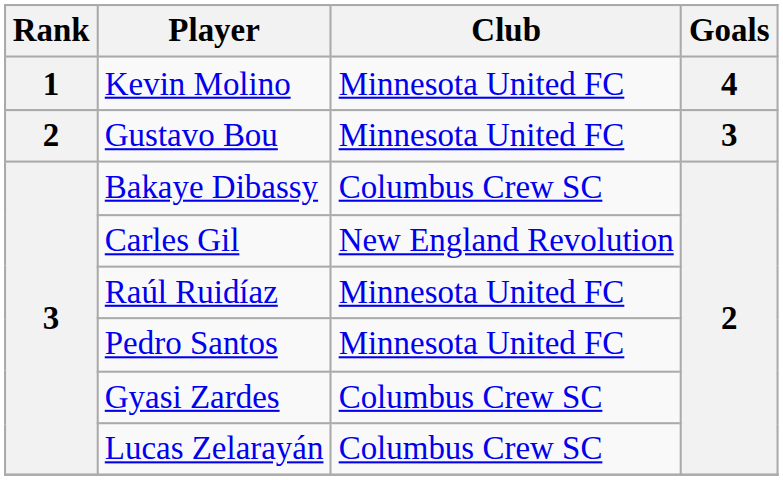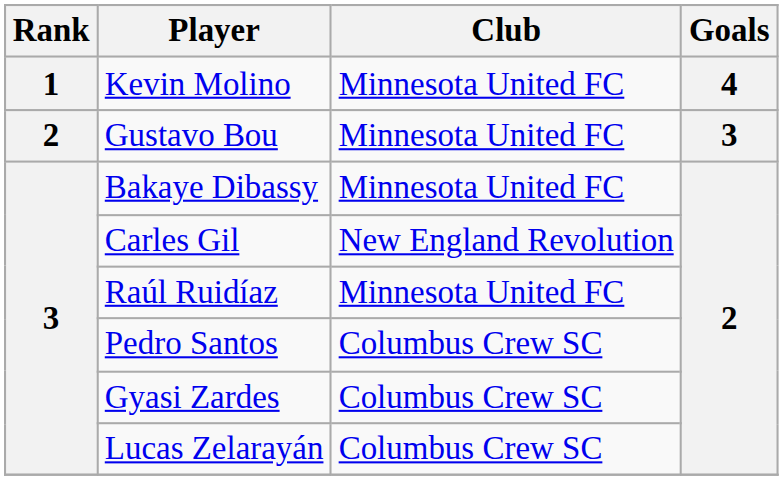(471, 187) Columbus Crew SC -> (481, 187) Minnesota United FC
(481, 344) Minnesota United FC -> (471, 344) Columbus Crew SC
